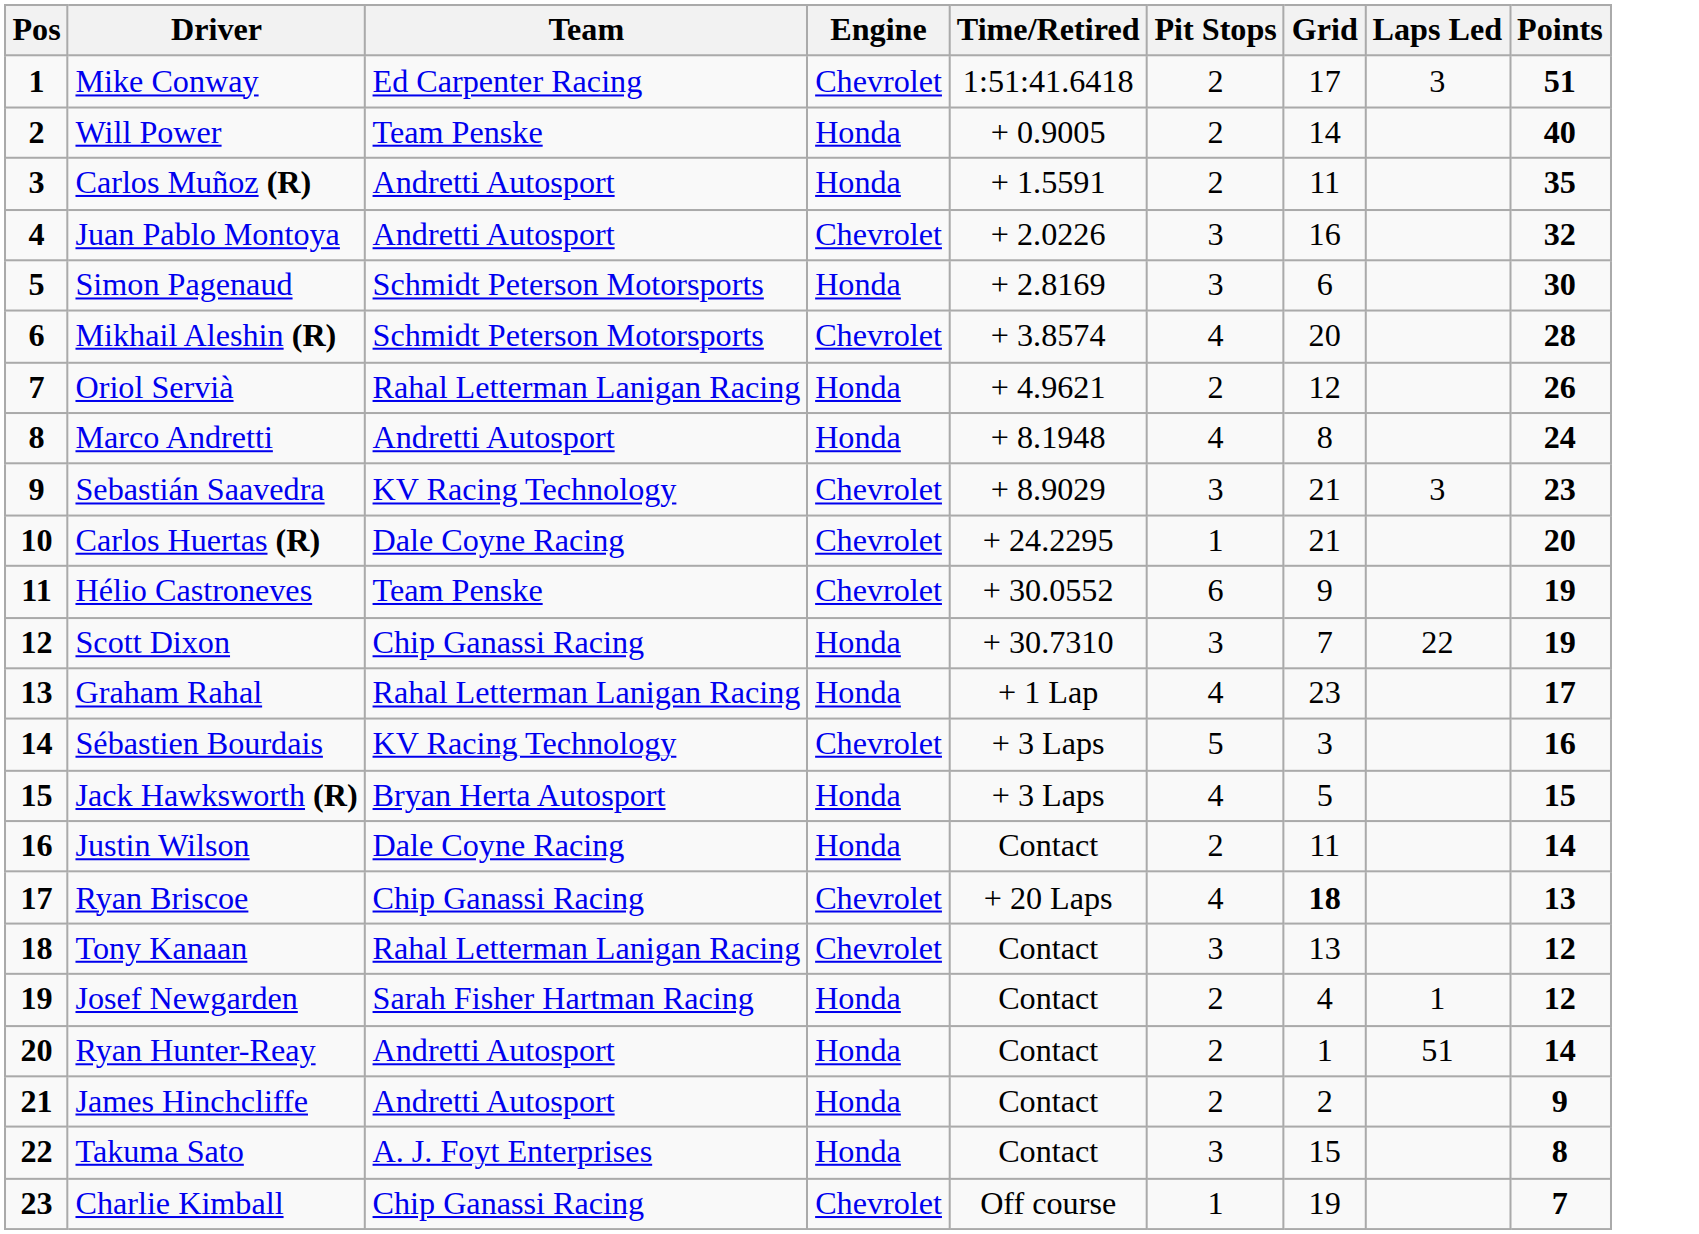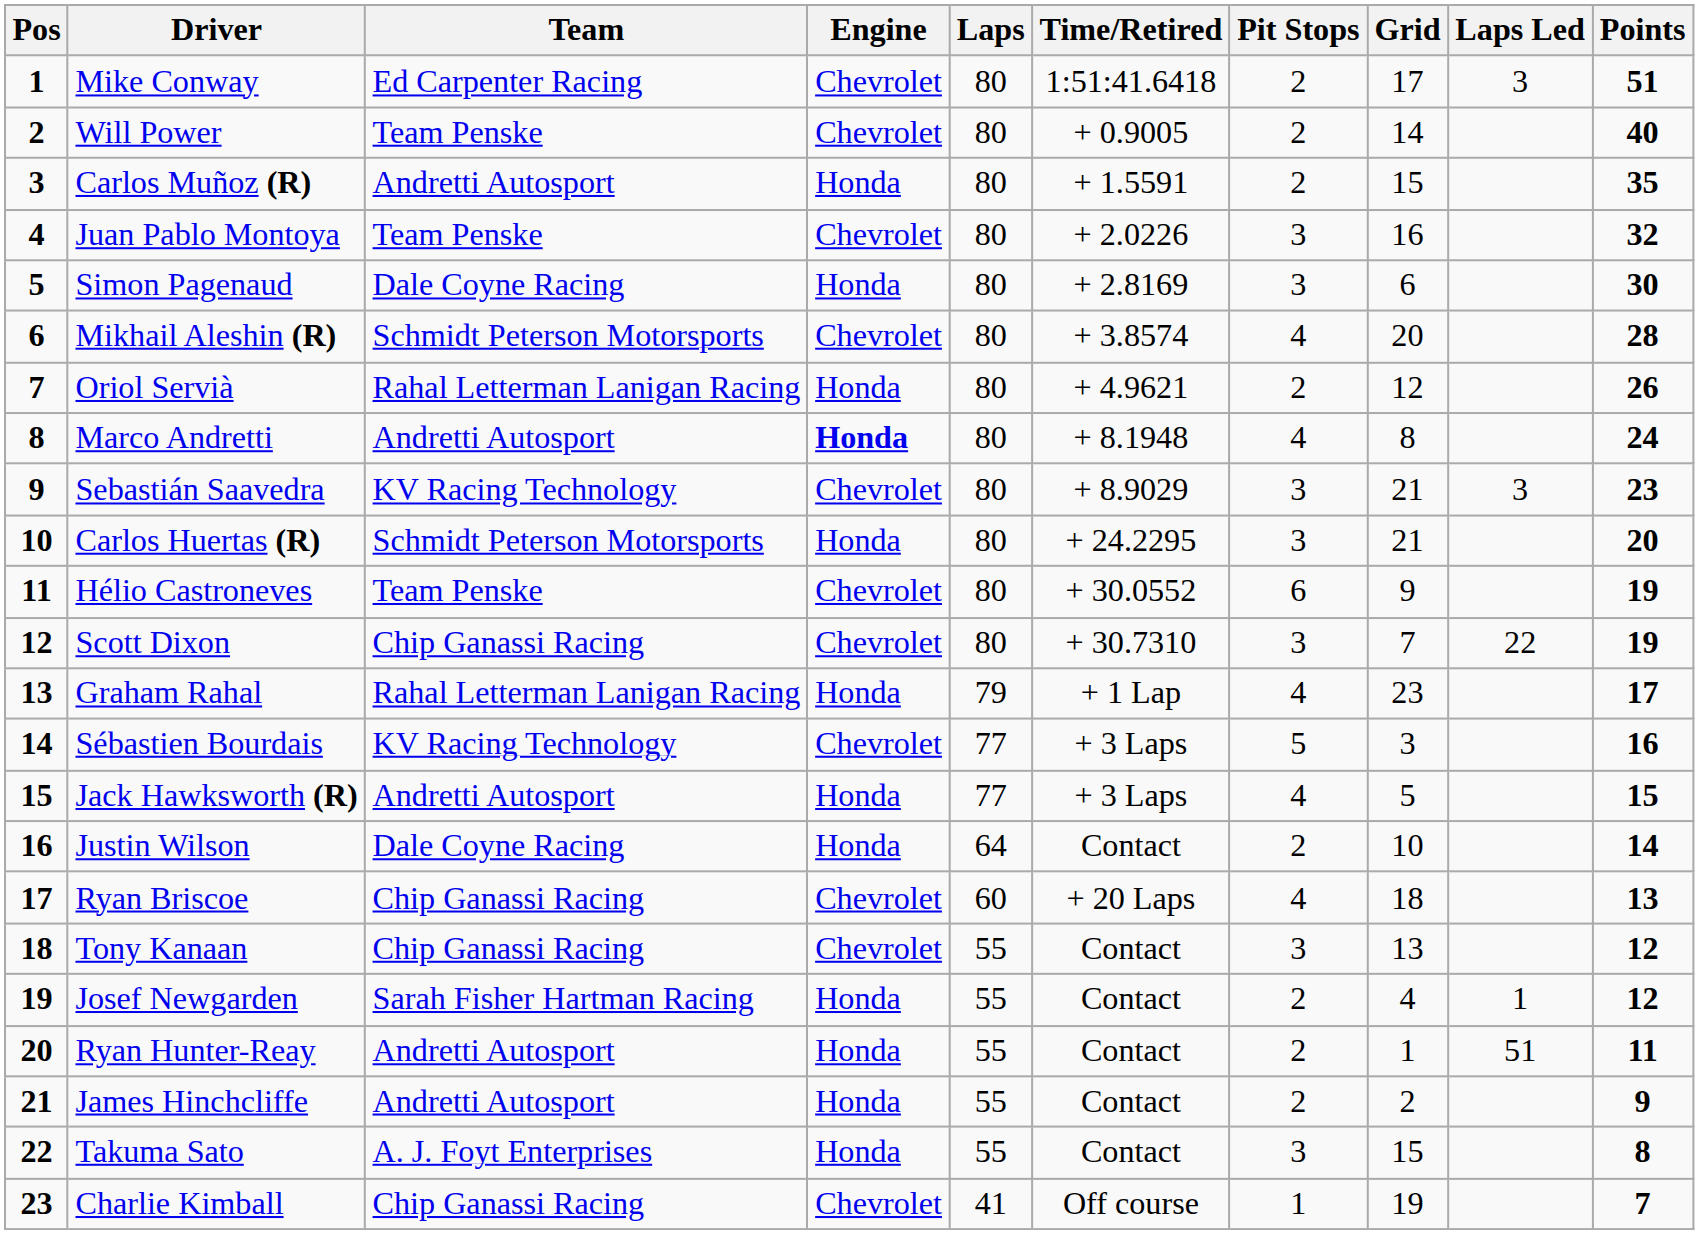+ column: (991, 30)
(858, 132) Honda -> (879, 132) Chevrolet
(1325, 183) 11 -> (1407, 183) 15
(494, 234) Andretti Autosport -> (458, 234) Team Penske
(568, 285) Schmidt Peterson Motorsports -> (498, 285) Dale Coyne Racing
(858, 438) normal -> (862, 438) bold
(498, 540) Dale Coyne Racing -> (568, 540) Schmidt Peterson Motorsports
(879, 540) Chevrolet -> (858, 540) Honda
(1216, 540) 1 -> (1298, 540) 3
(858, 642) Honda -> (879, 642) Chevrolet
(519, 795) Bryan Herta Autosport -> (494, 795) Andretti Autosport
(1325, 846) 11 -> (1407, 846) 10
(1325, 897) bold -> (1407, 897) normal
(586, 948) Rahal Letterman Lanigan Racing -> (508, 948) Chip Ganassi Racing
(1560, 1050) 14 -> (1643, 1050) 11
